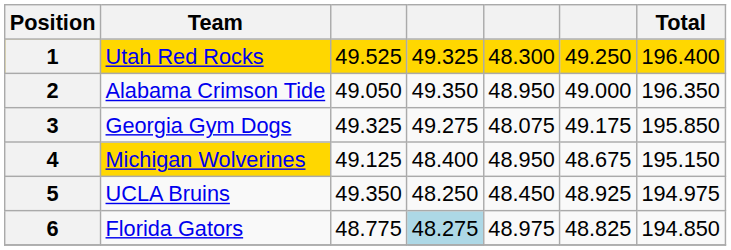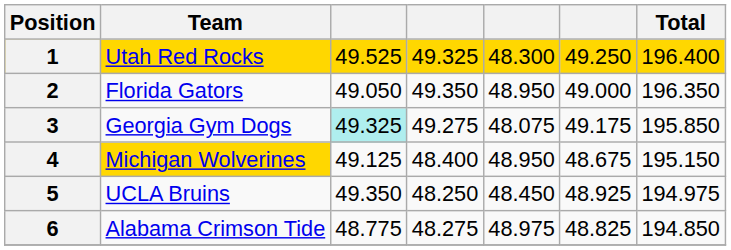(215, 91) Alabama Crimson Tide -> (174, 91) Florida Gators
(369, 125) no background -> (369, 125) paleturquoise background
(174, 229) Florida Gators -> (215, 229) Alabama Crimson Tide
(445, 229) lightblue background -> (445, 229) no background
